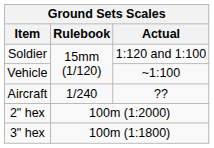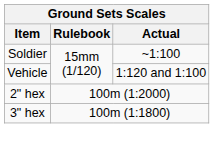(161, 53) 1:120 and 1:100 -> (161, 53) ~1:100
(161, 73) ~1:100 -> (161, 73) 1:120 and 1:100
- row: (27, 93)
